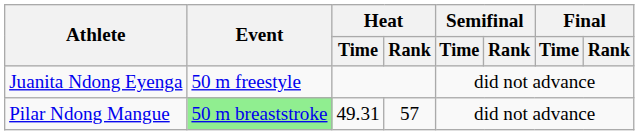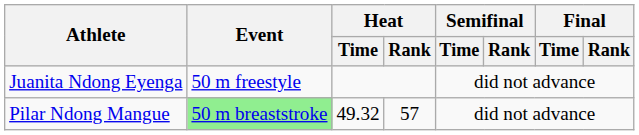(358, 113) 49.31 -> (358, 113) 49.32
